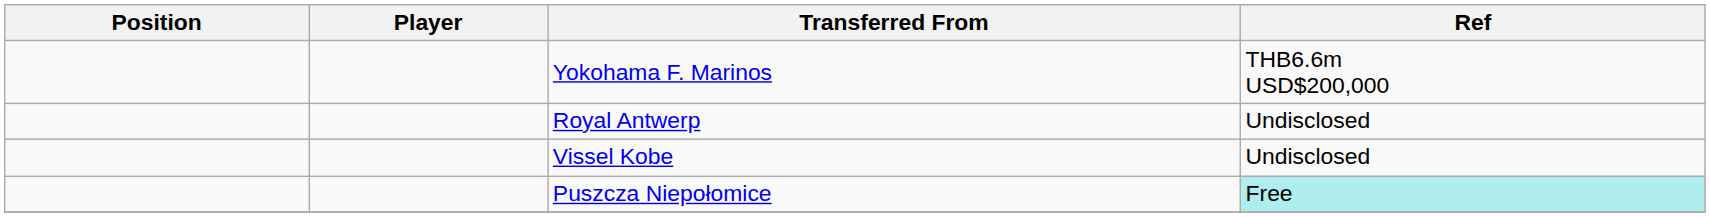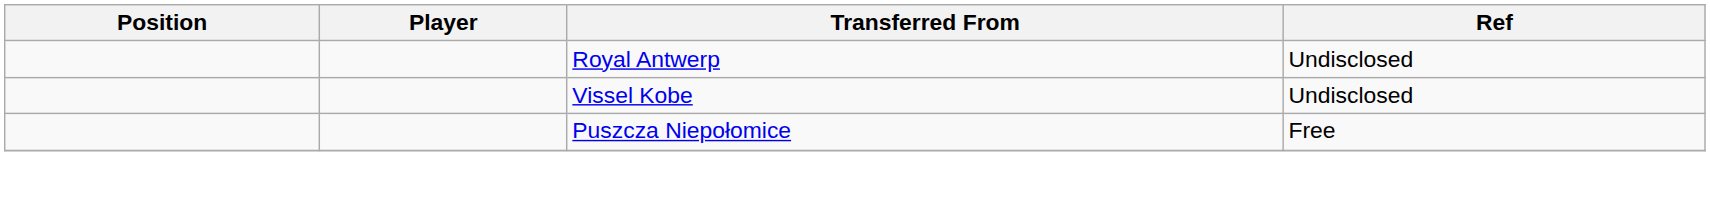- row: (662, 71)
(1269, 193) paleturquoise background -> (1312, 131) no background
